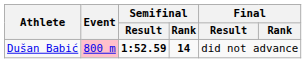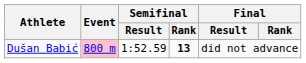(144, 48) bold -> (144, 48) normal
(184, 48) 14 -> (184, 48) 13
